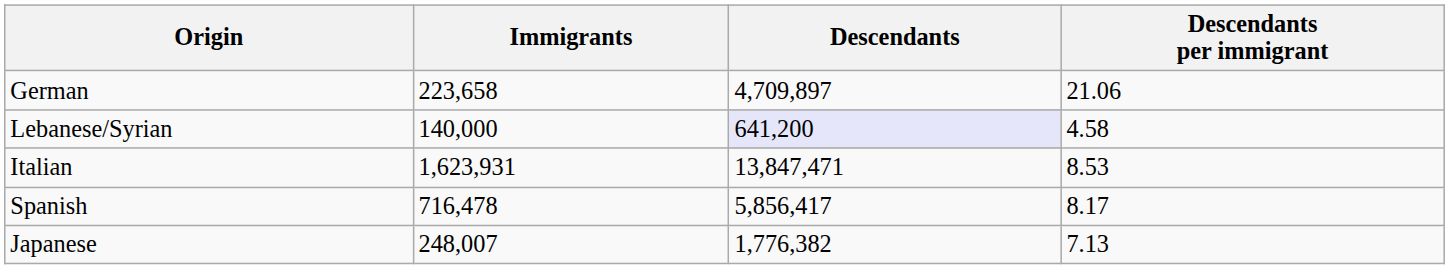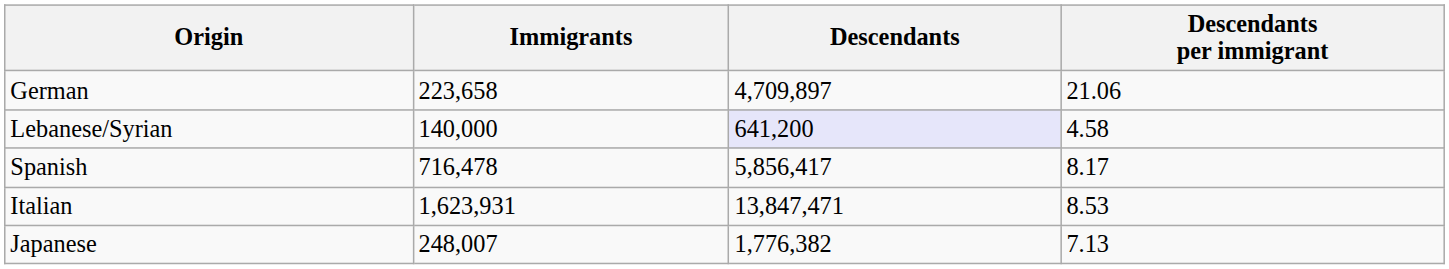rows swapped: (49, 205) <-> (41, 167)
